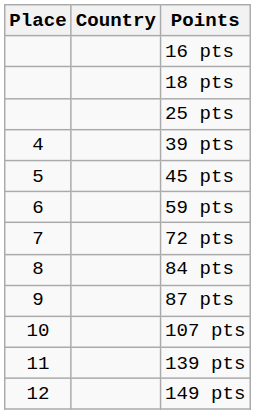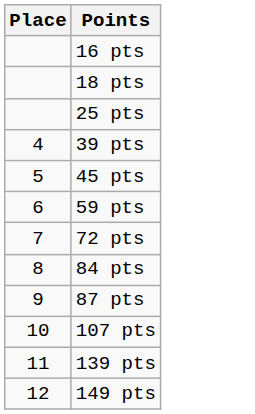- column: (116, 20)
